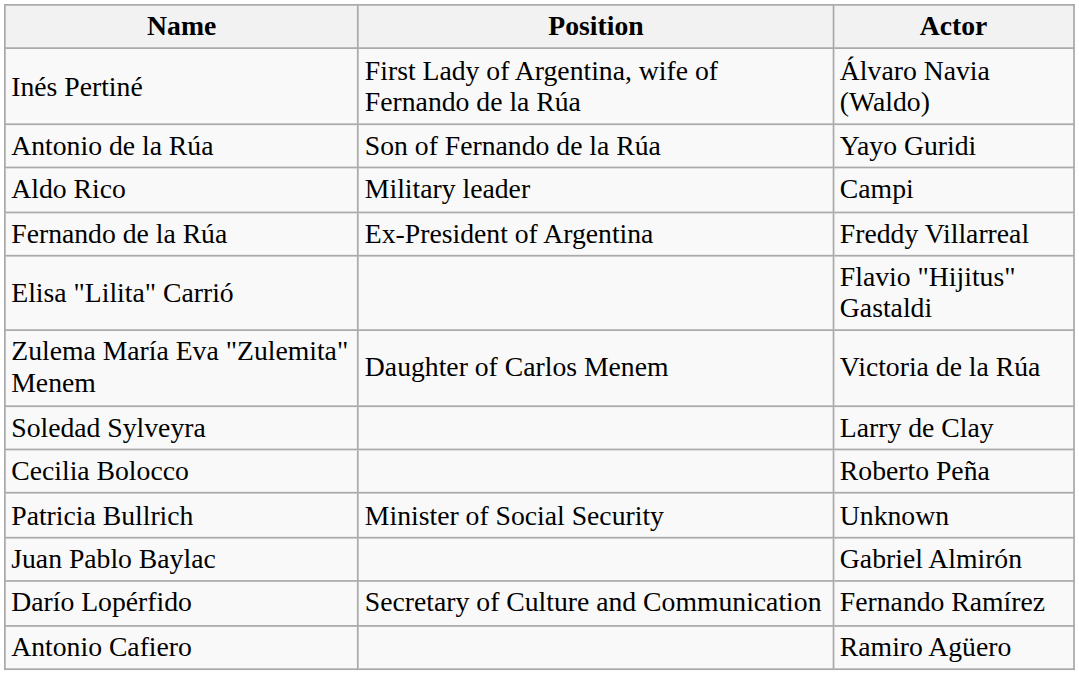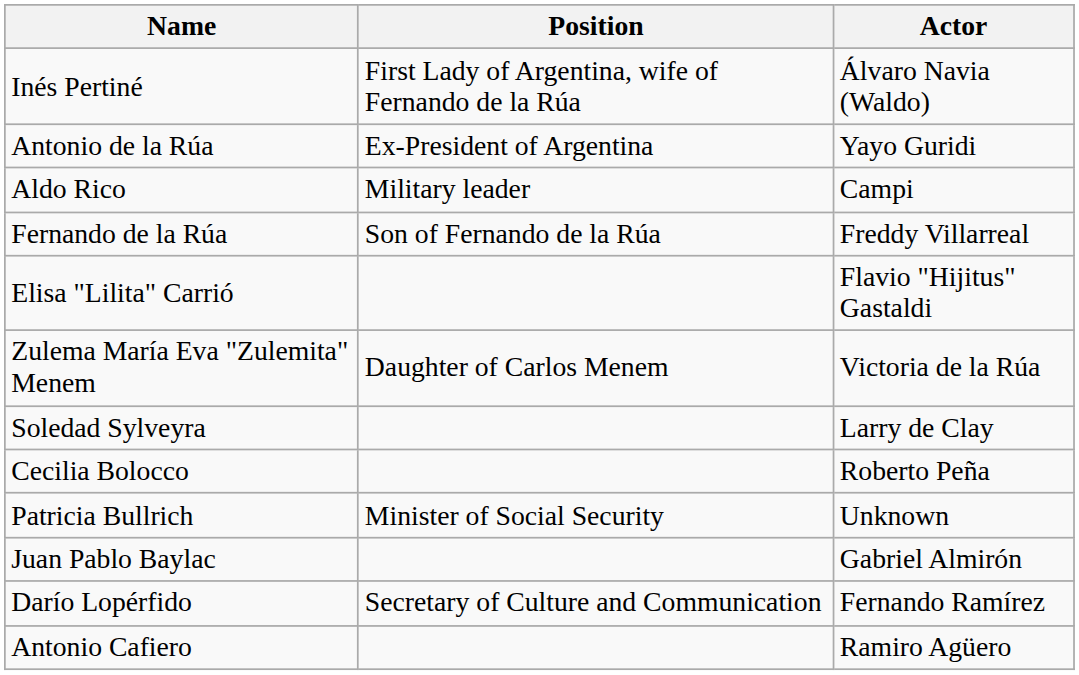(513, 145) Son of Fernando de la Rúa -> (509, 145) Ex-President of Argentina
(509, 233) Ex-President of Argentina -> (513, 233) Son of Fernando de la Rúa
